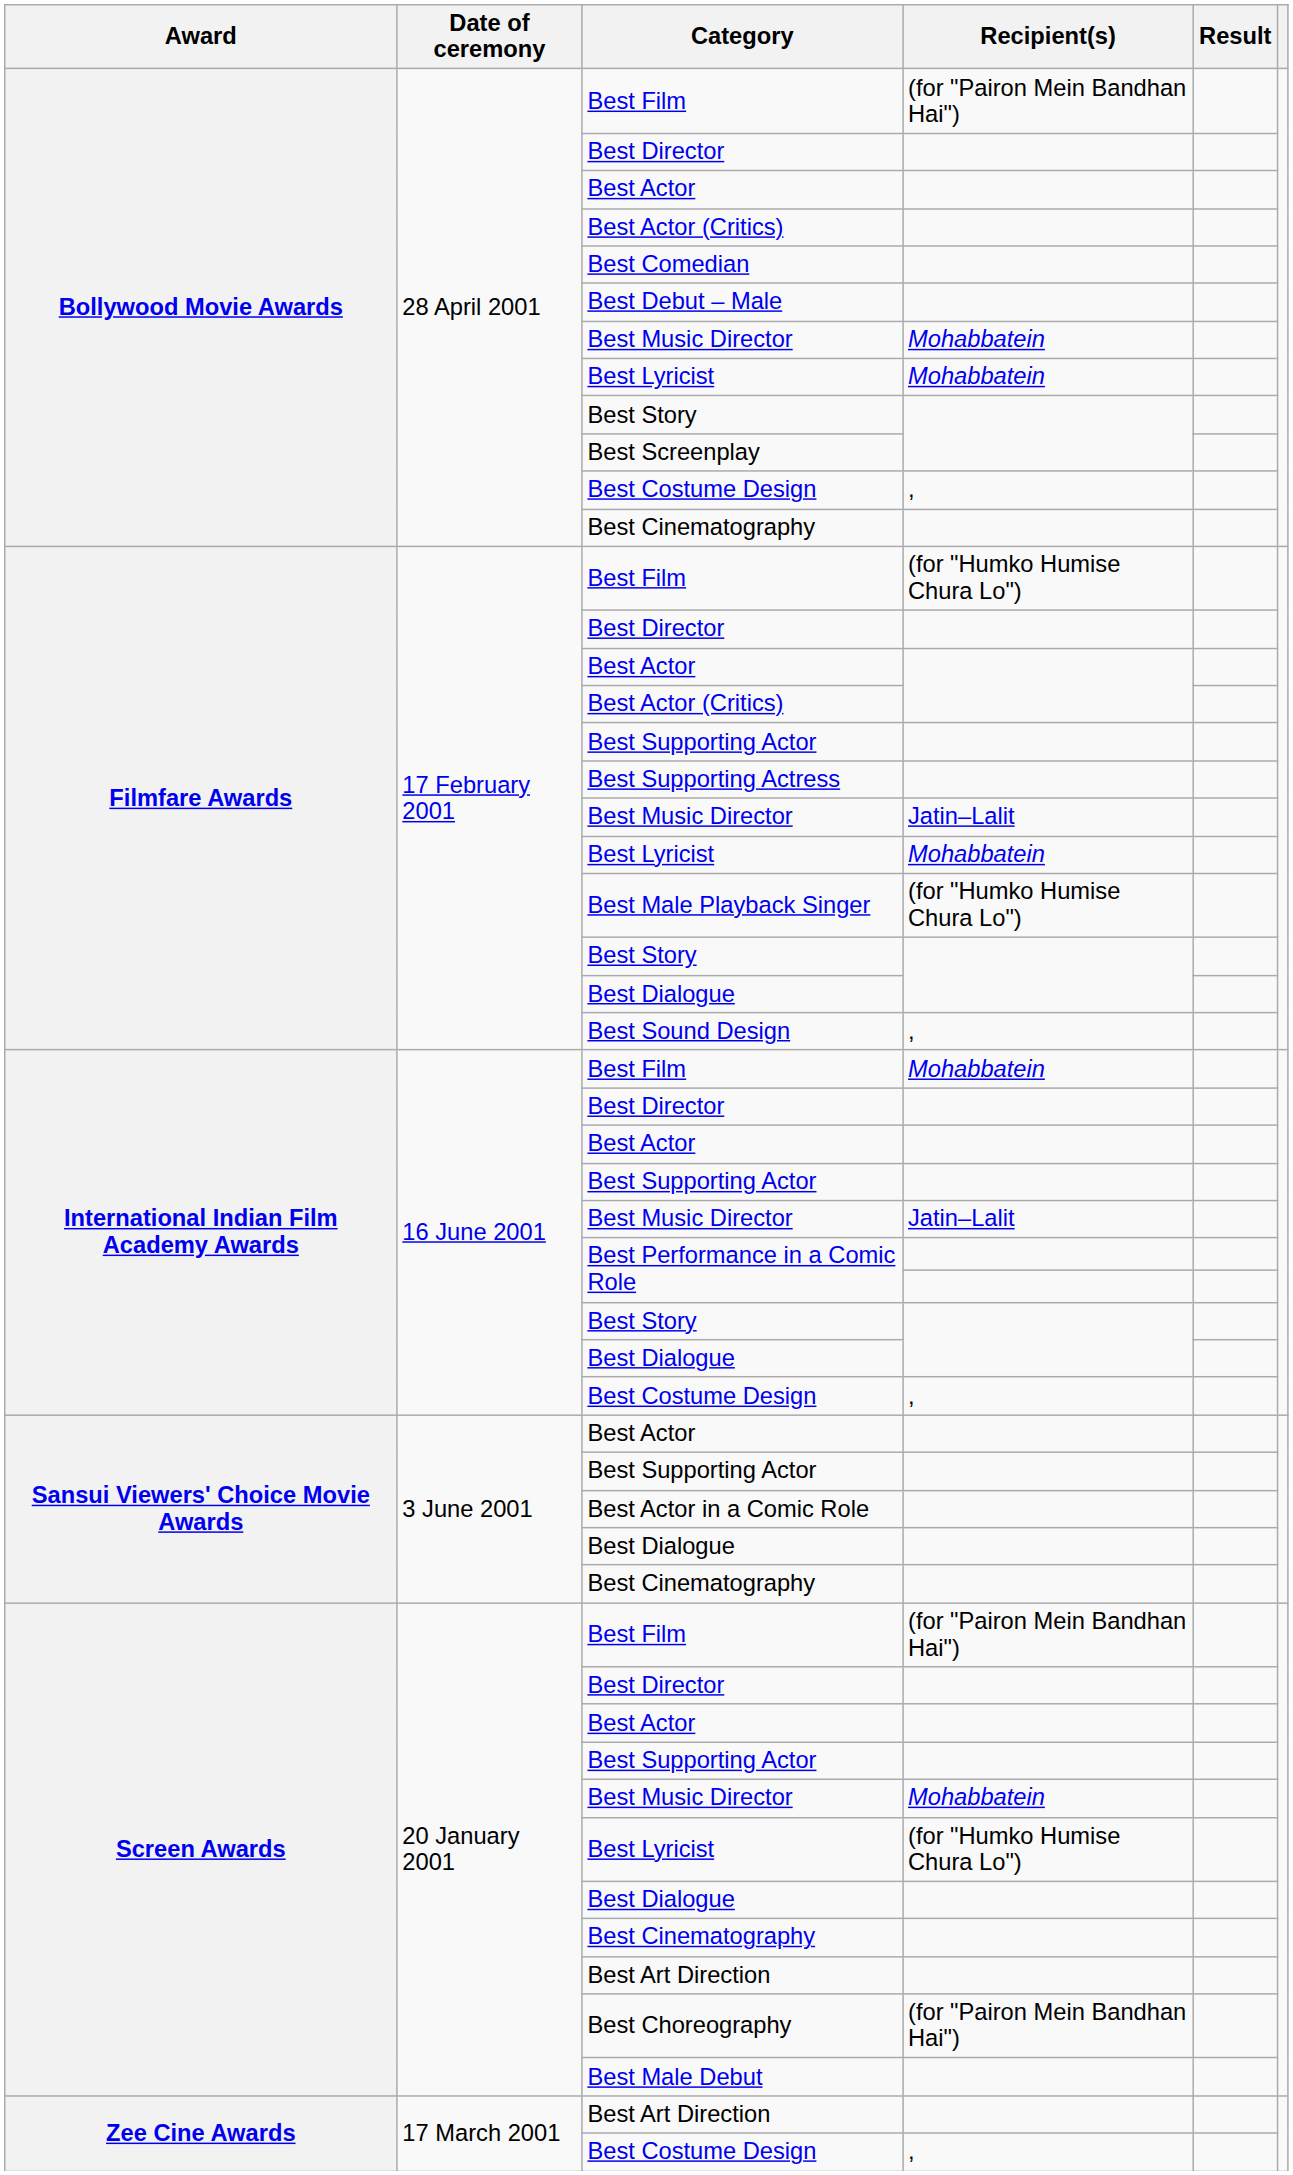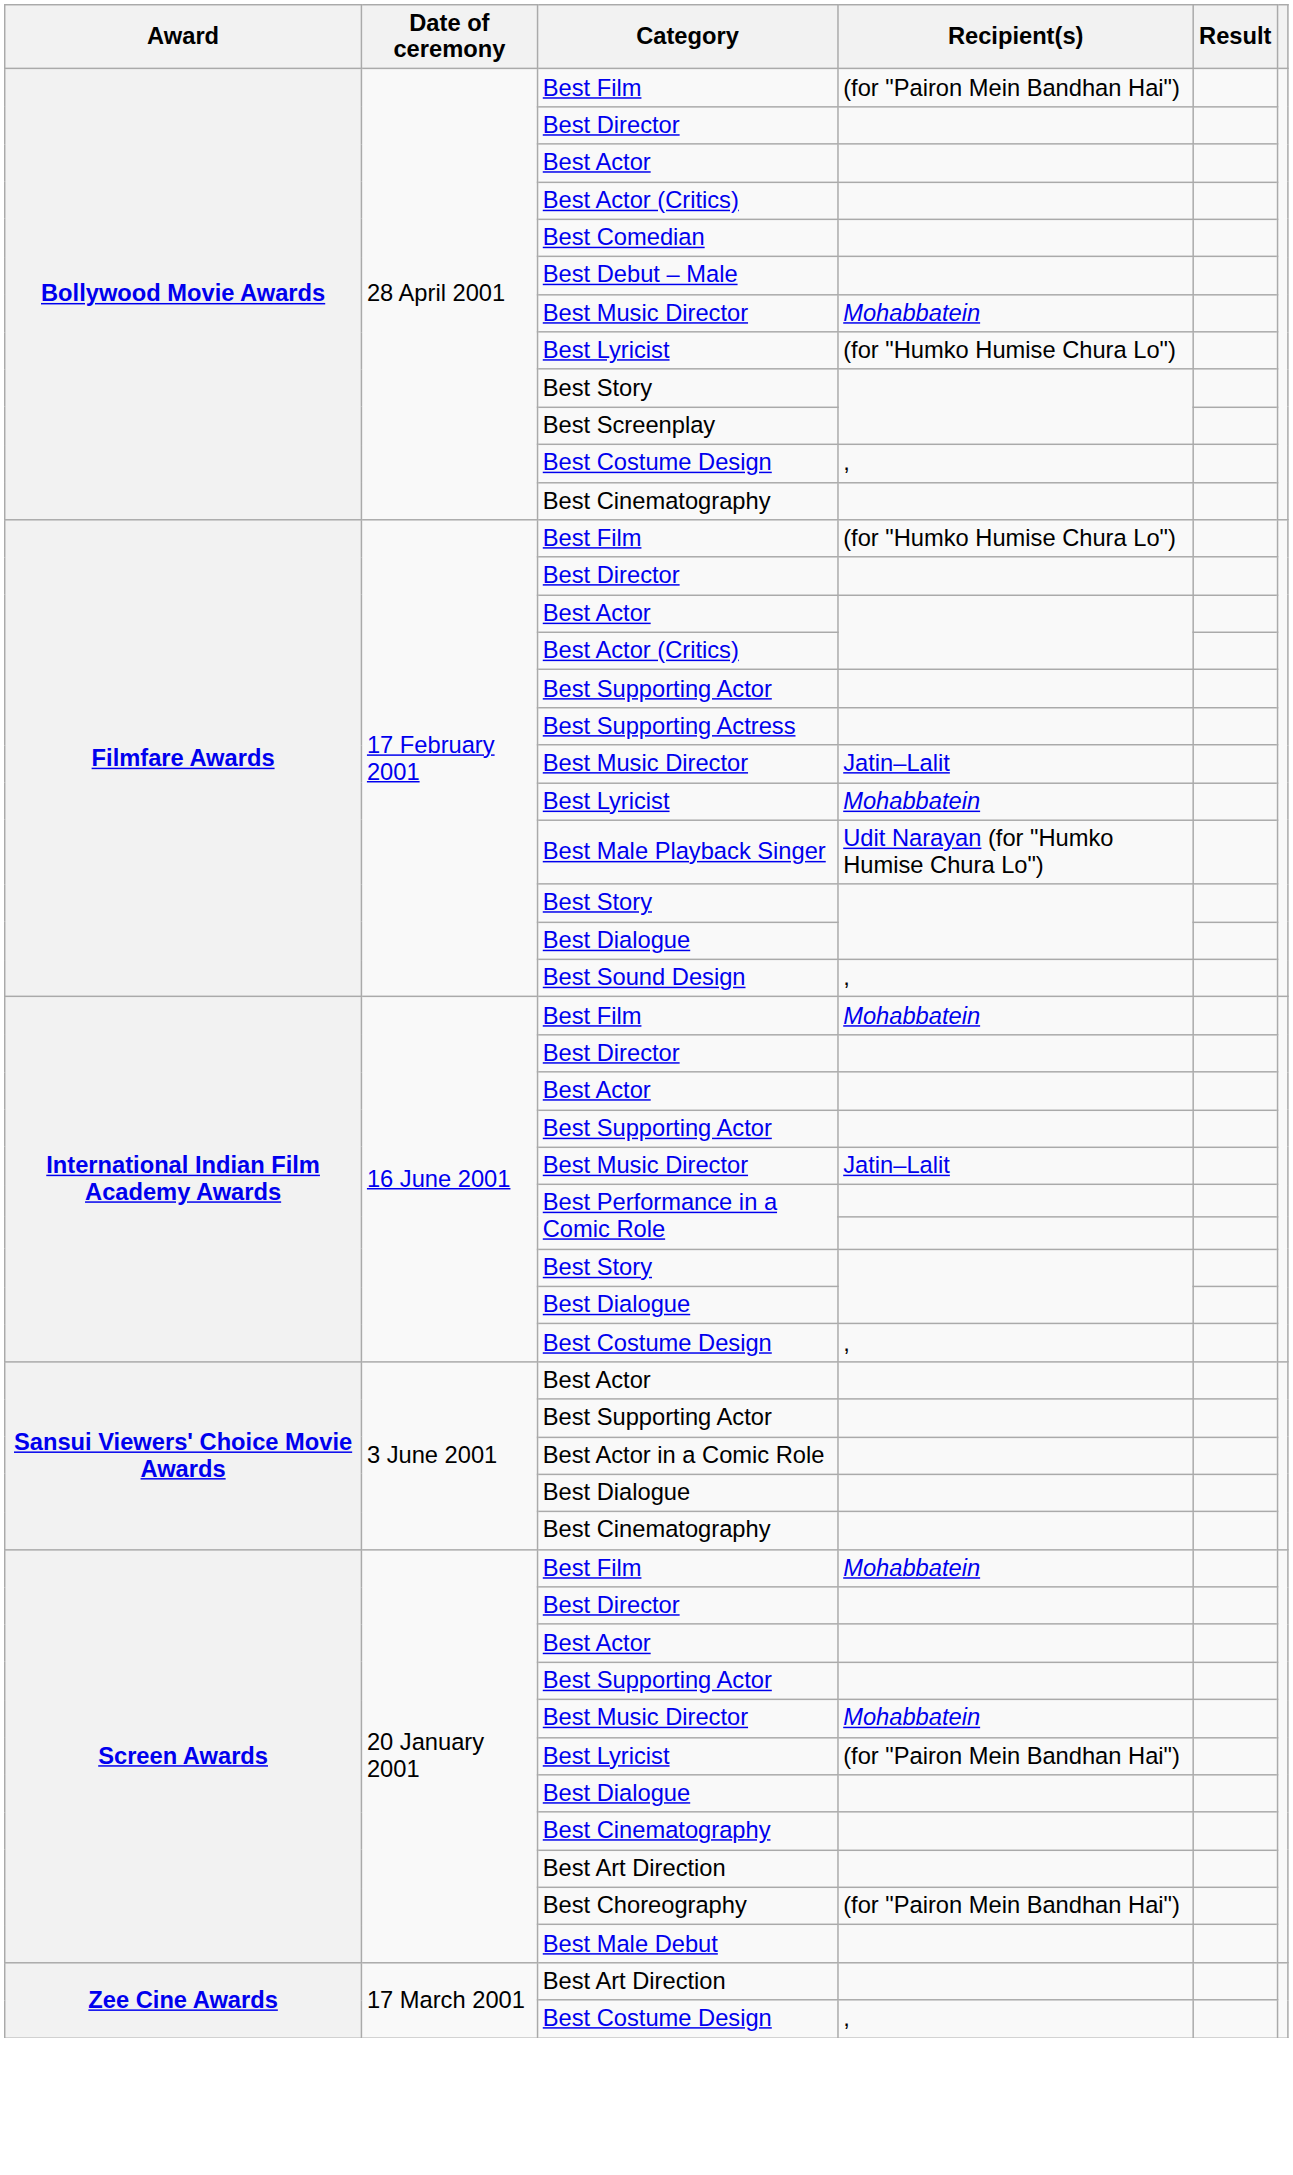(976, 376) Mohabbatein -> (1010, 350) (for "Humko Humise Chura Lo")
(1014, 905) (for "Humko Humise Chura Lo") -> (978, 851) Udit Narayan (for "Humko Humise Chura Lo")
(1047, 1634) (for "Pairon Mein Bandhan Hai") -> (912, 1567) Mohabbatein
(1014, 1848) (for "Humko Humise Chura Lo") -> (1012, 1755) (for "Pairon Mein Bandhan Hai")
